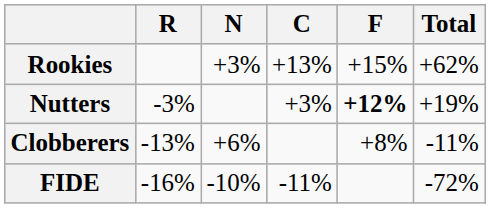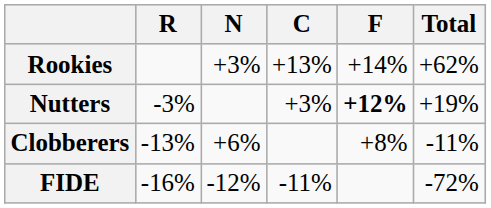(378, 63) +15% -> (378, 63) +14%
(233, 182) -10% -> (233, 182) -12%
